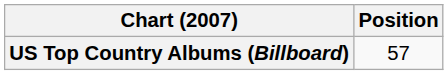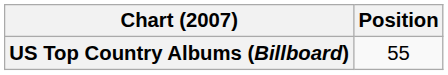(399, 52) 57 -> (399, 52) 55
